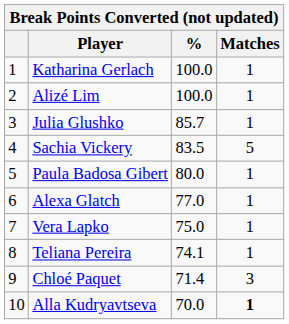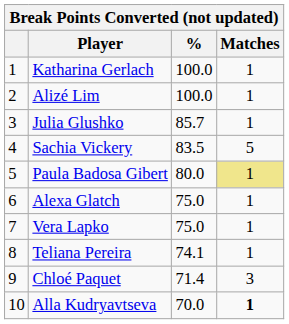(250, 174) no background -> (250, 174) khaki background
(190, 200) 77.0 -> (190, 200) 75.0
